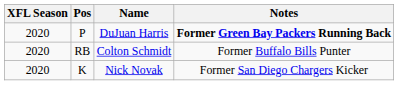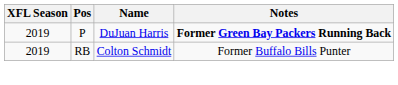(38, 32) 2020 -> (38, 32) 2019
(38, 51) 2020 -> (38, 51) 2019
- row: (134, 70)
